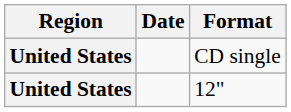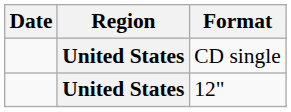columns swapped: (71, 21) <-> (163, 21)
